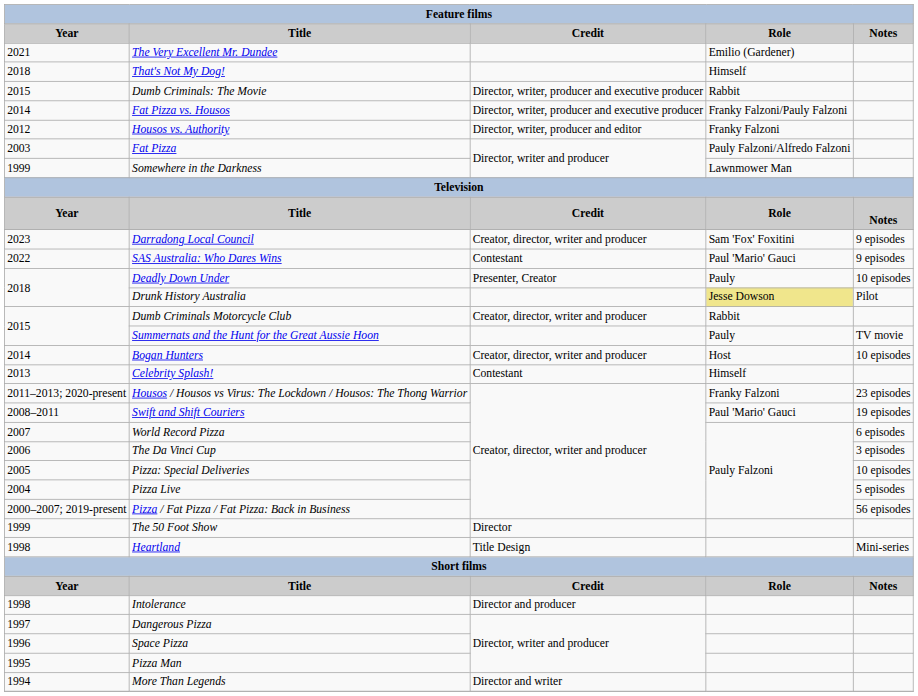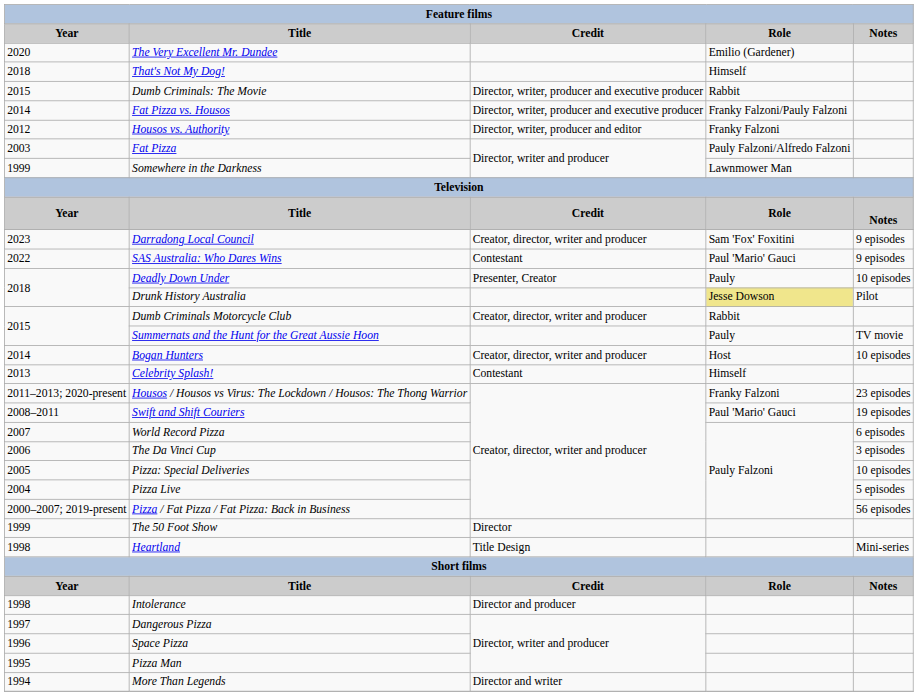(19, 52) 2021 -> (19, 52) 2020
